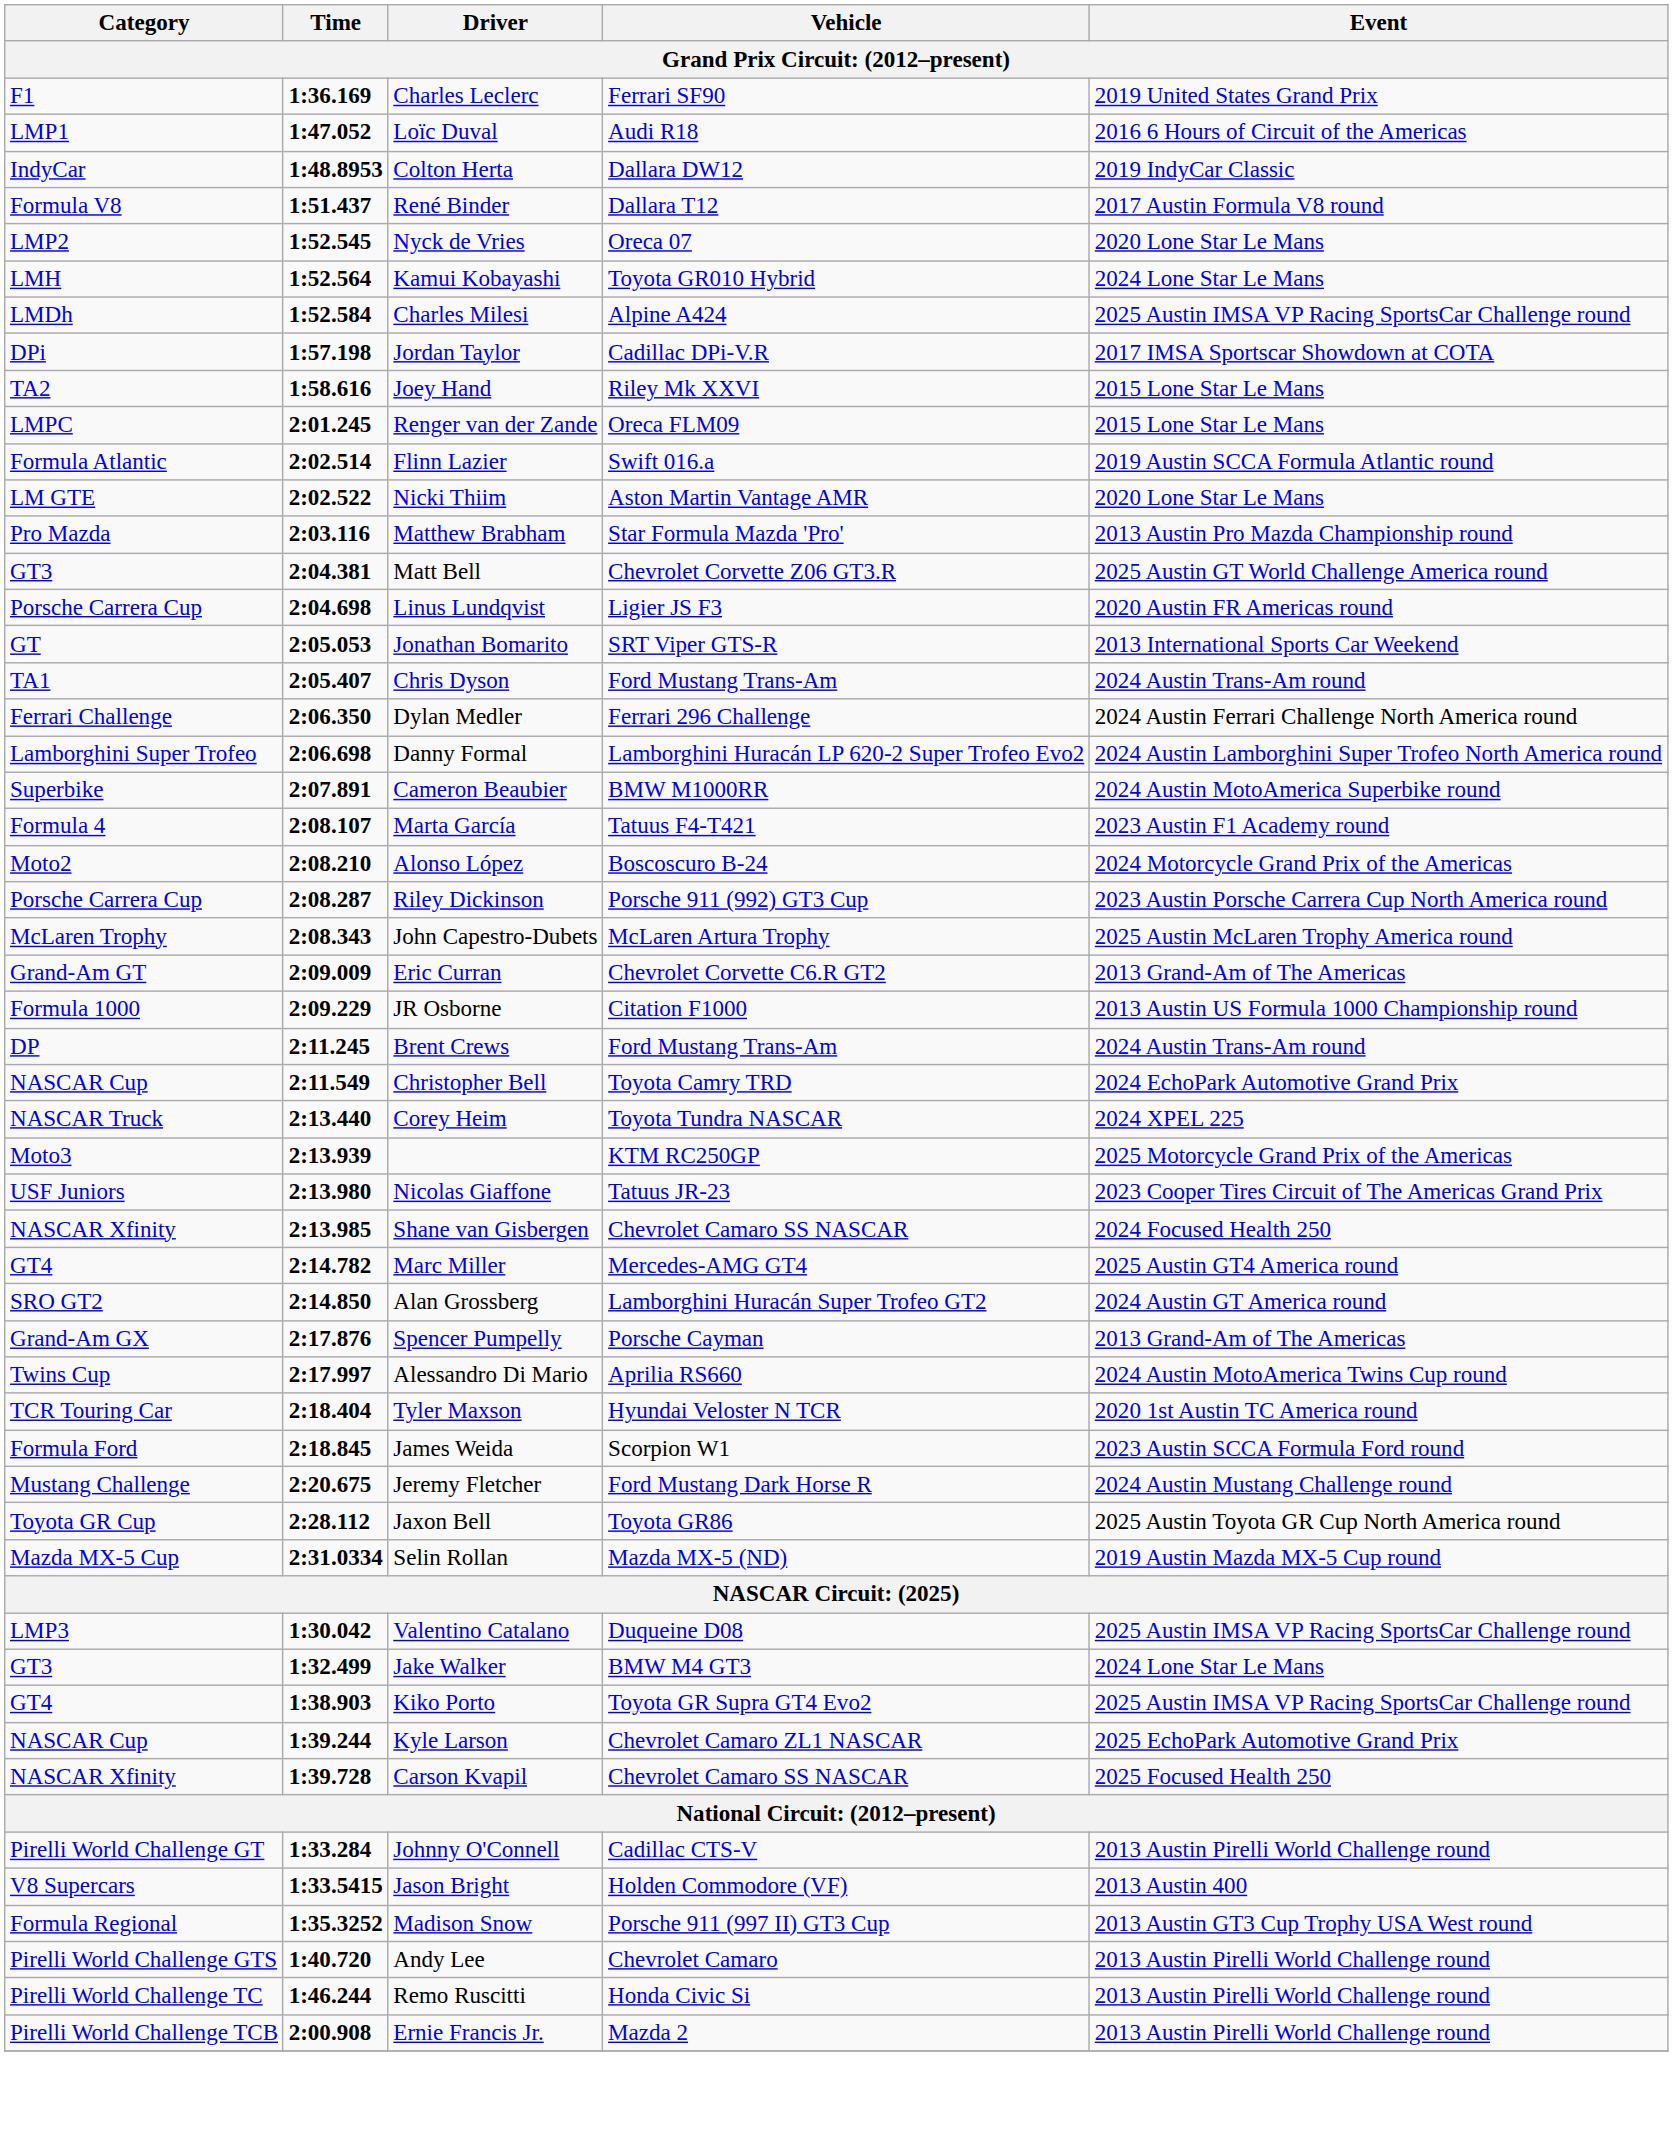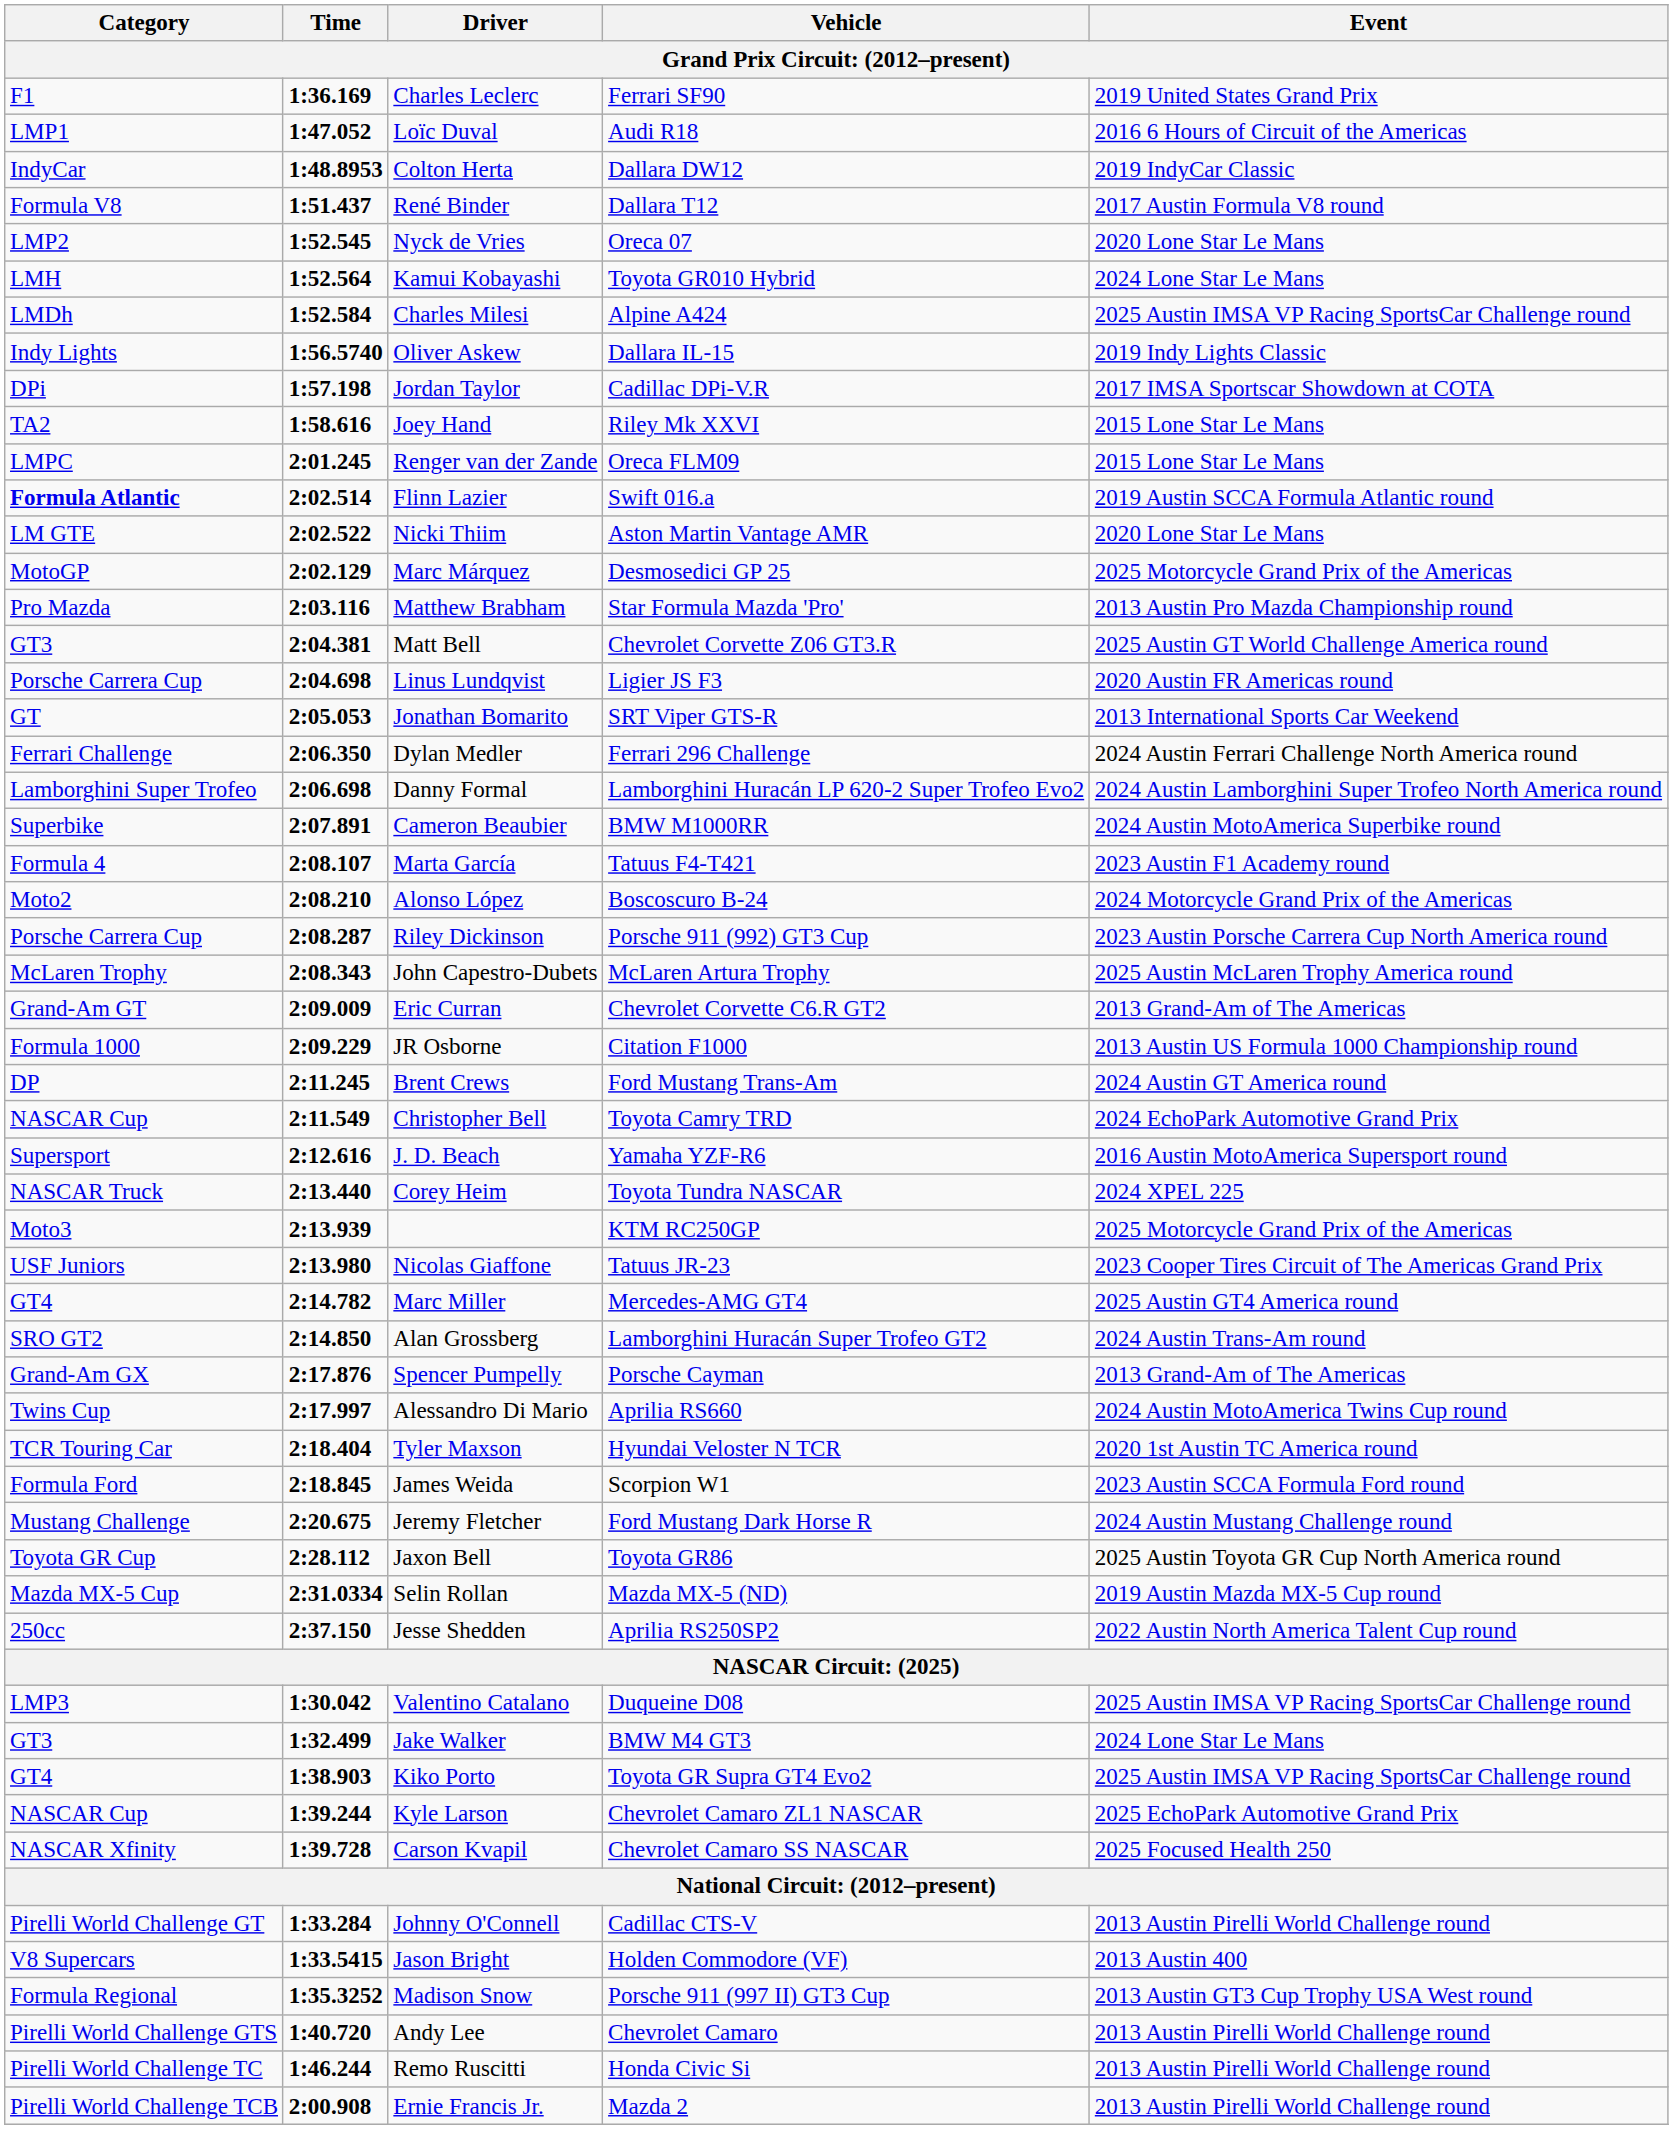+ row: (457, 351)
(88, 461) normal -> (95, 497) bold
+ row: (461, 570)
- row: (451, 680)
(1230, 1045) 2024 Austin Trans-Am round -> (1241, 1082) 2024 Austin GT America round
+ row: (446, 1155)
- row: (491, 1228)
(1241, 1301) 2024 Austin GT America round -> (1230, 1338) 2024 Austin Trans-Am round
+ row: (460, 1630)
